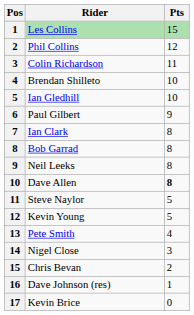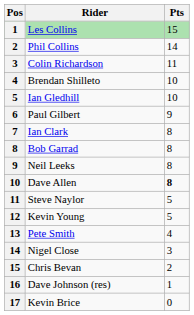(172, 47) 12 -> (172, 47) 14
